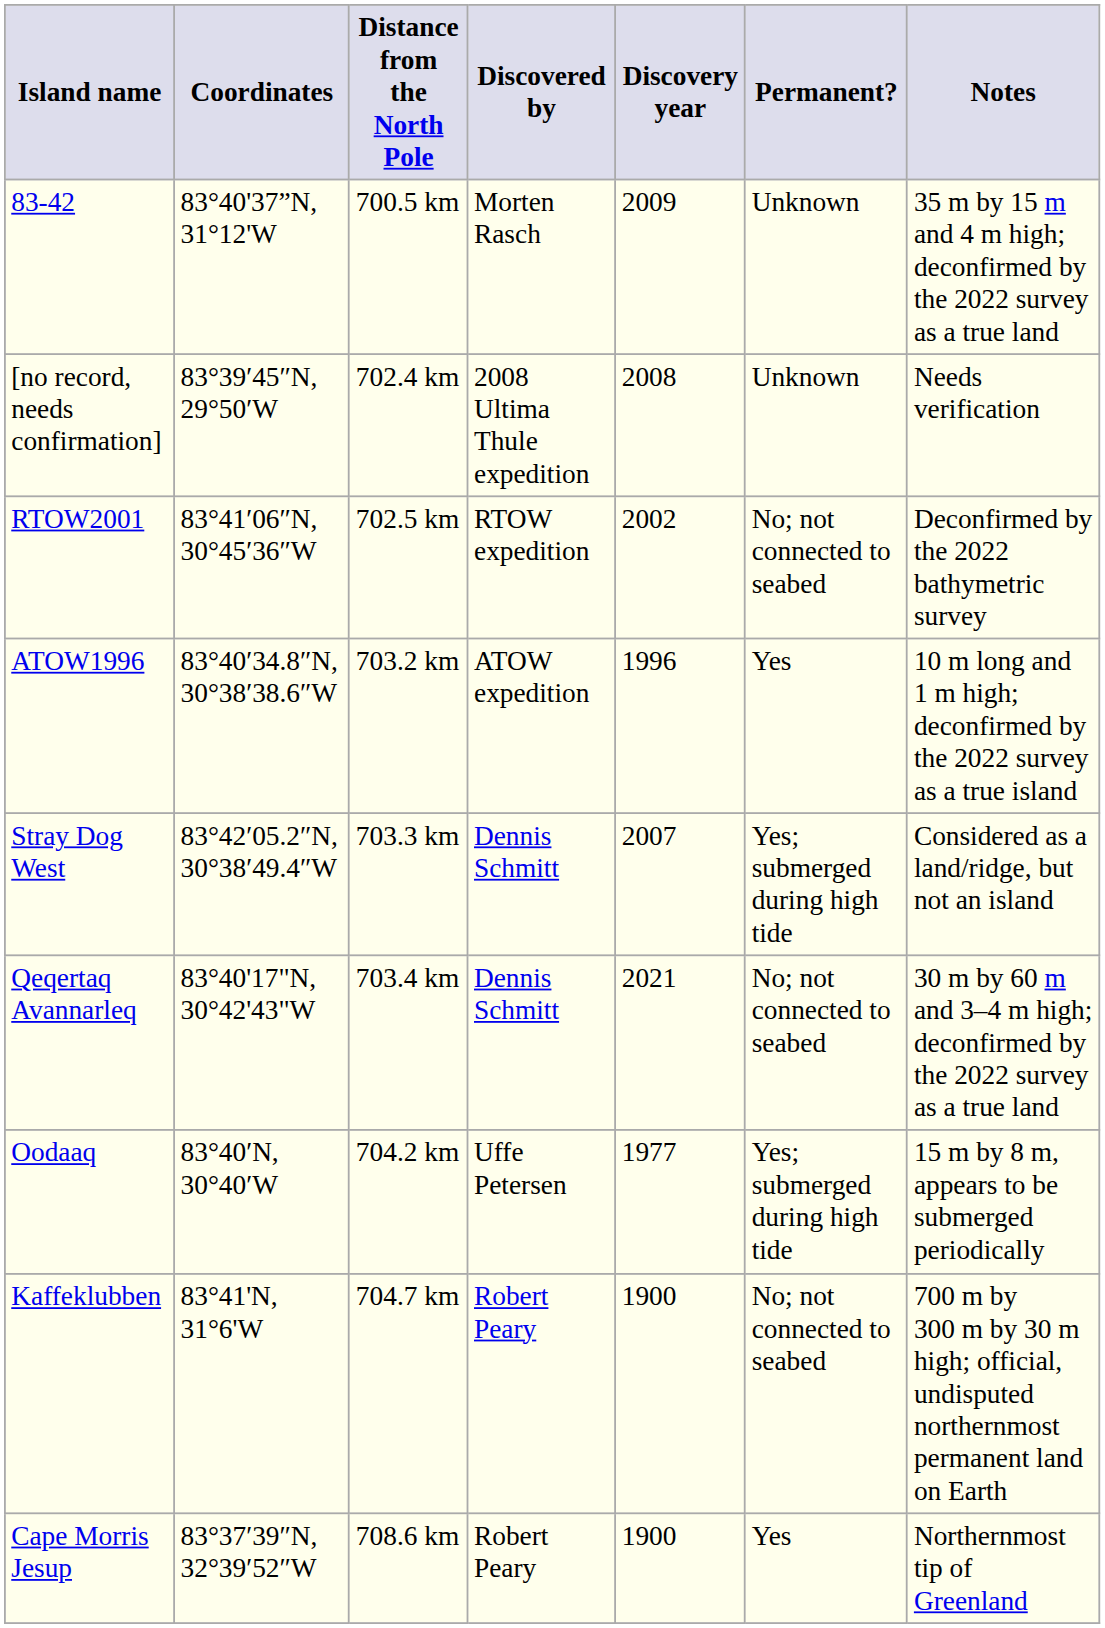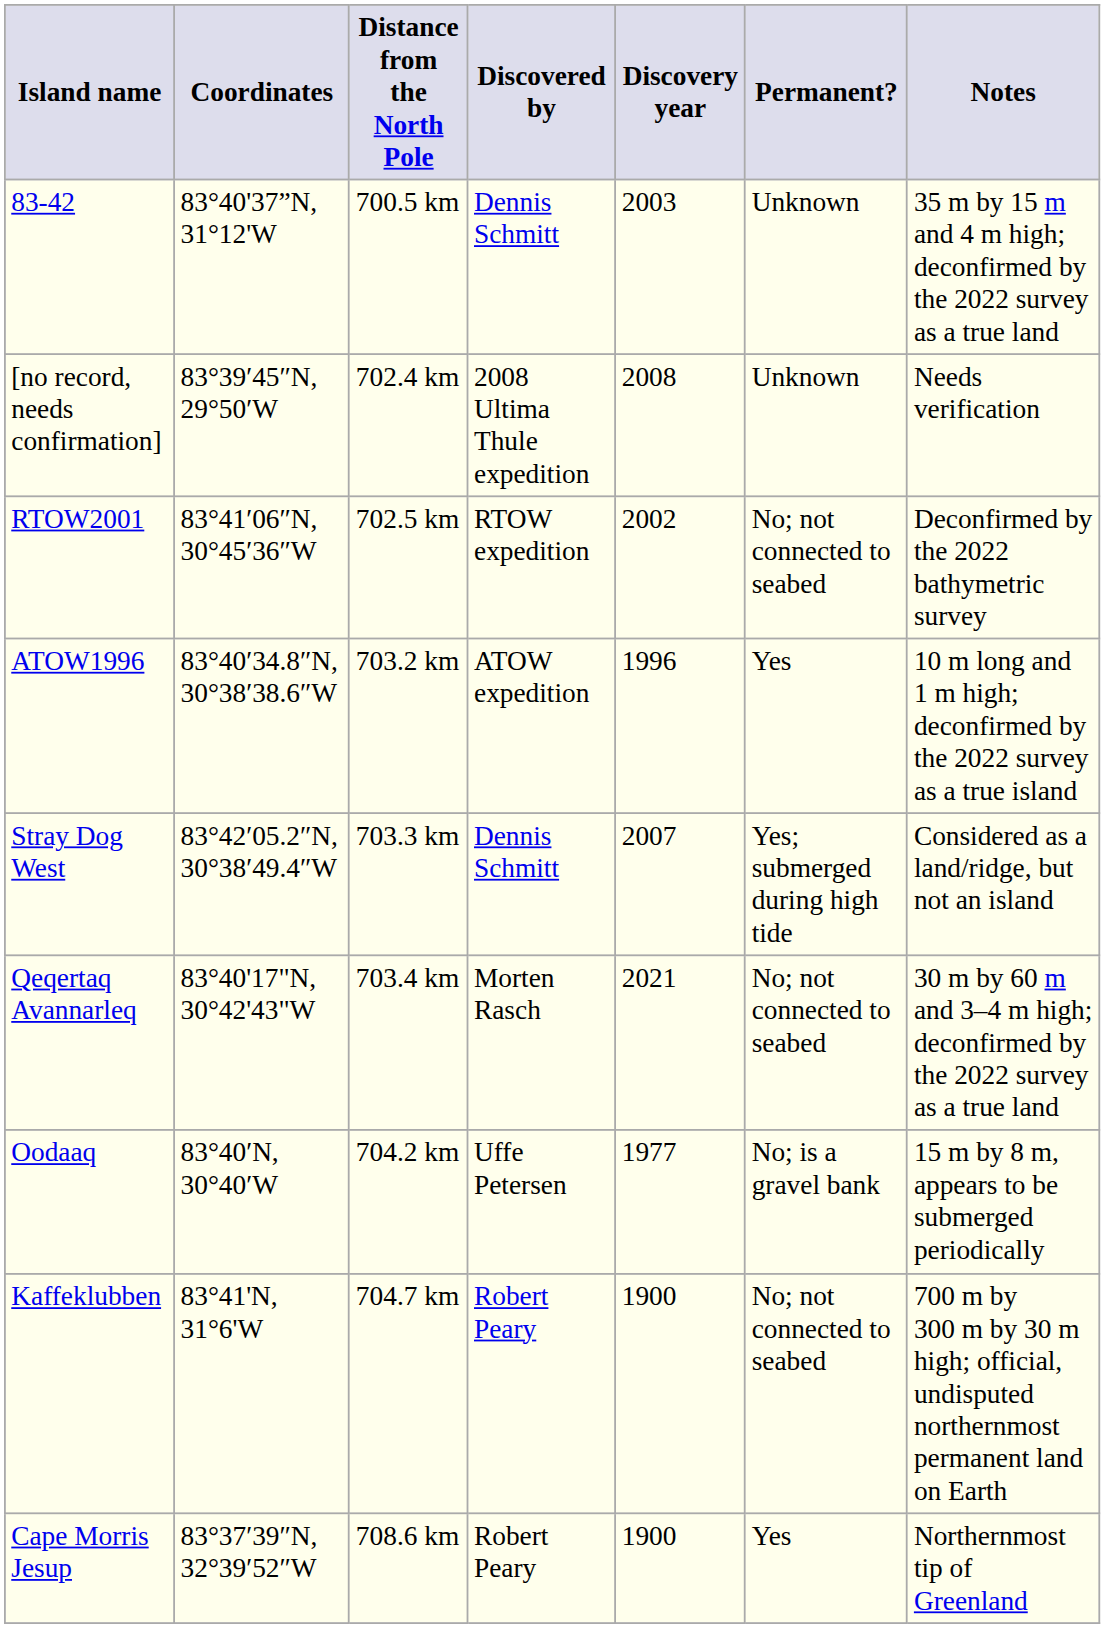(514, 218) Morten Rasch -> (517, 218) Dennis Schmitt
(649, 201) 2009 -> (649, 201) 2003
(517, 994) Dennis Schmitt -> (514, 994) Morten Rasch
(815, 1201) Yes; submerged during high tide -> (816, 1169) No; is a gravel bank
